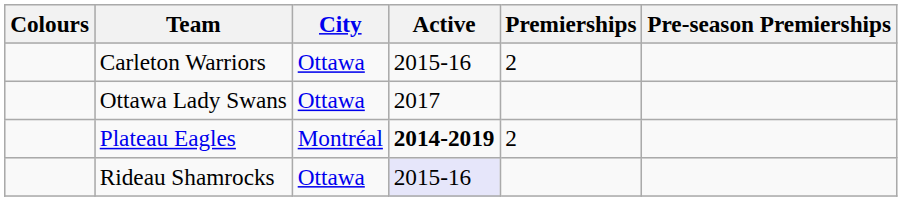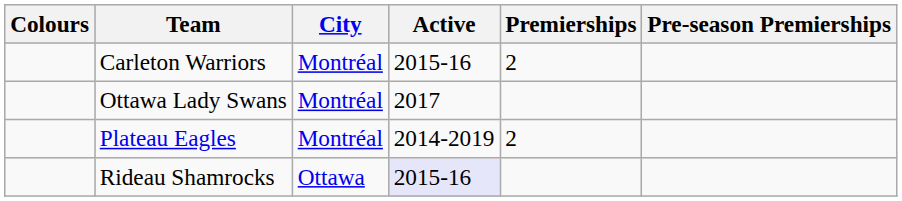(331, 62) Ottawa -> (340, 62) Montréal
(331, 100) Ottawa -> (340, 100) Montréal
(444, 138) bold -> (444, 138) normal
